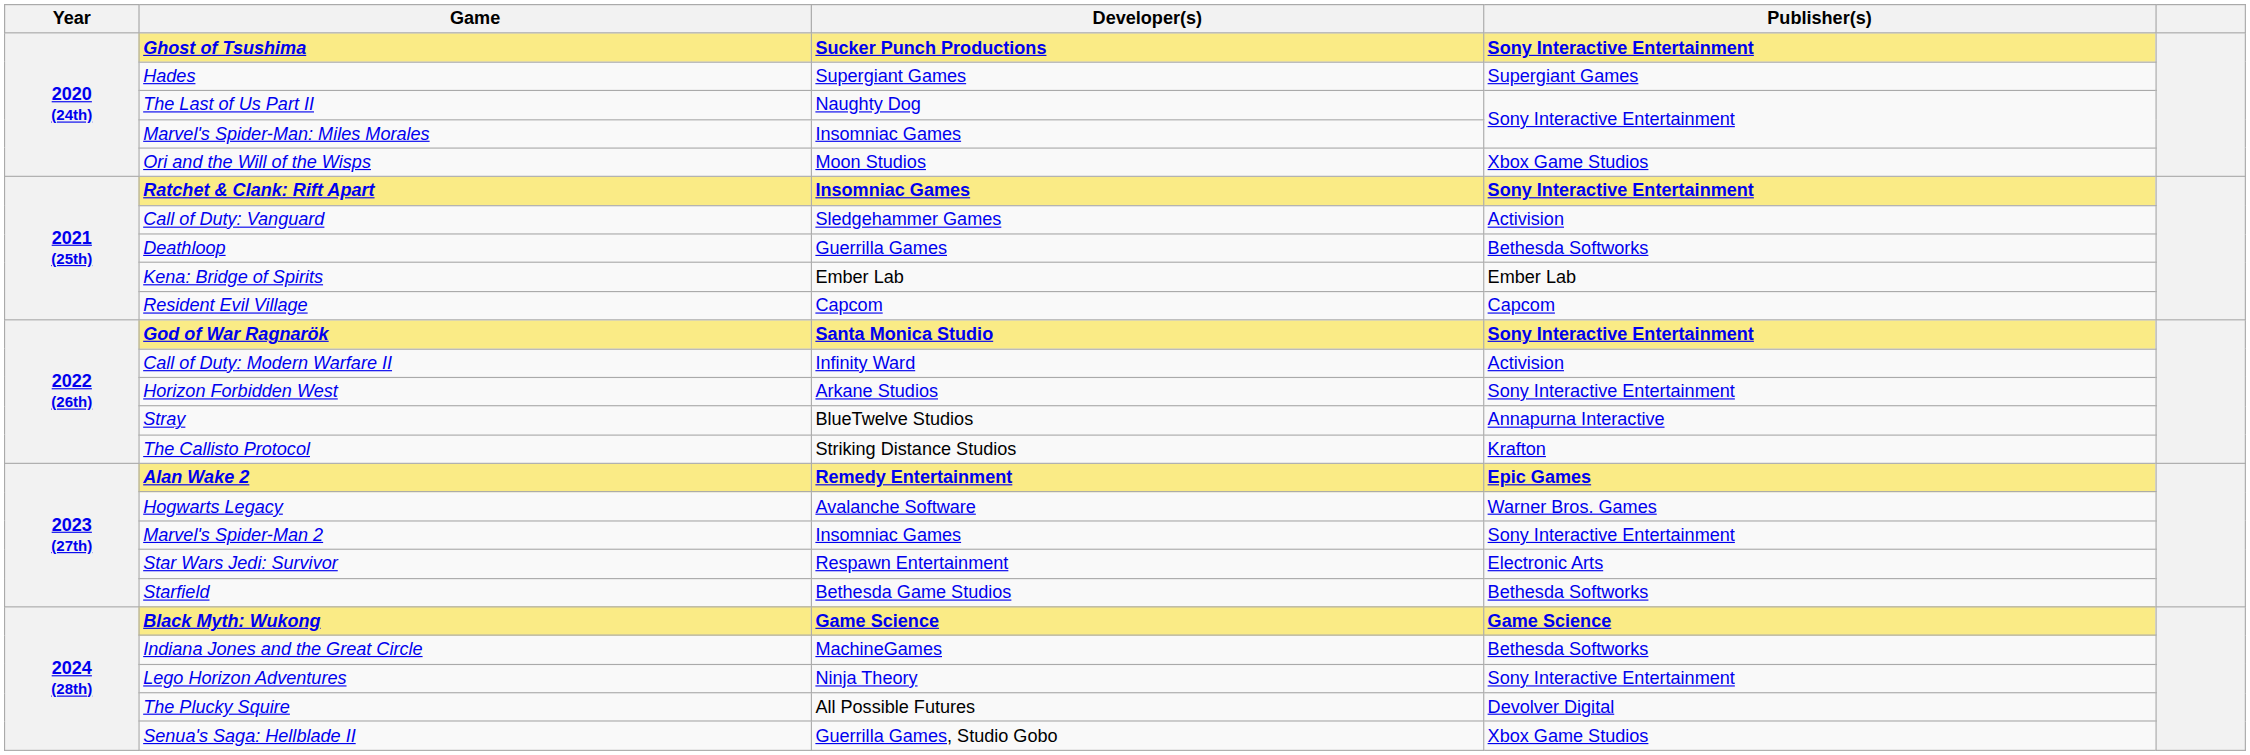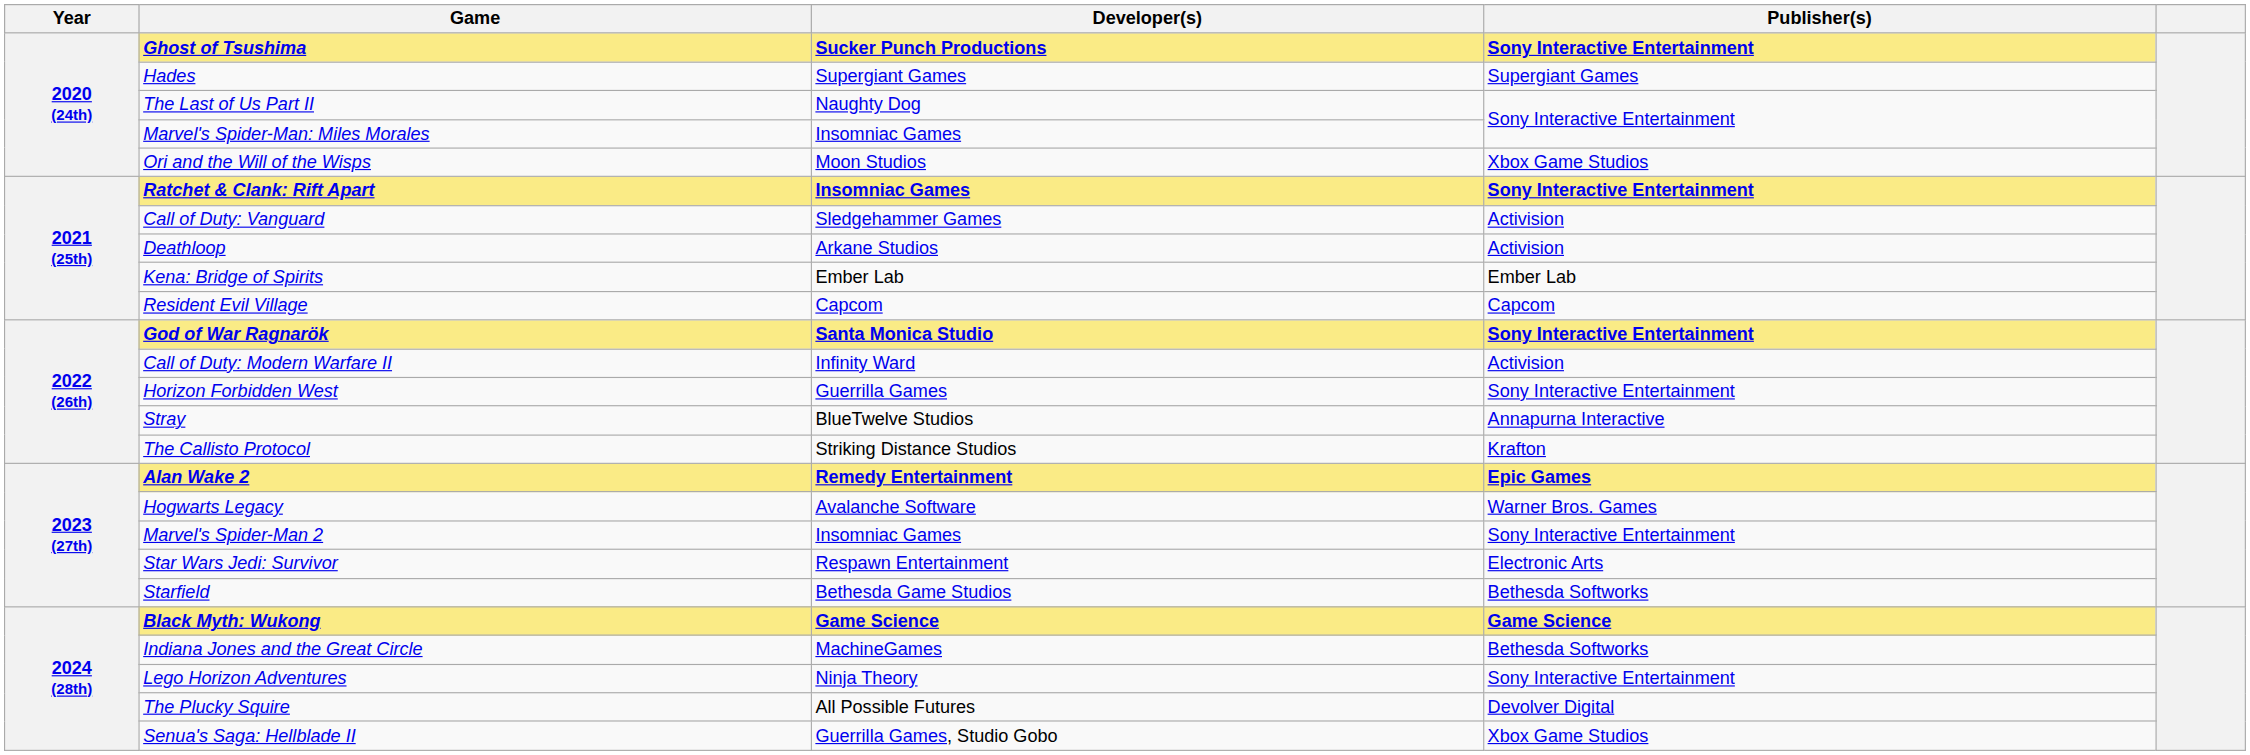(881, 248) Guerrilla Games -> (877, 248) Arkane Studios
(1568, 248) Bethesda Softworks -> (1526, 248) Activision
(877, 391) Arkane Studios -> (881, 391) Guerrilla Games
